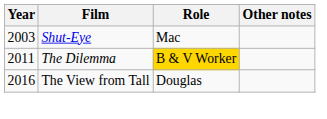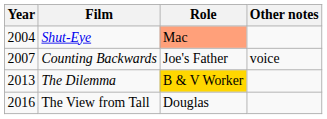(21, 37) 2003 -> (21, 37) 2004
(168, 37) no background -> (175, 37) lightsalmon background
+ row: (99, 59)
(21, 59) 2011 -> (21, 80) 2013
